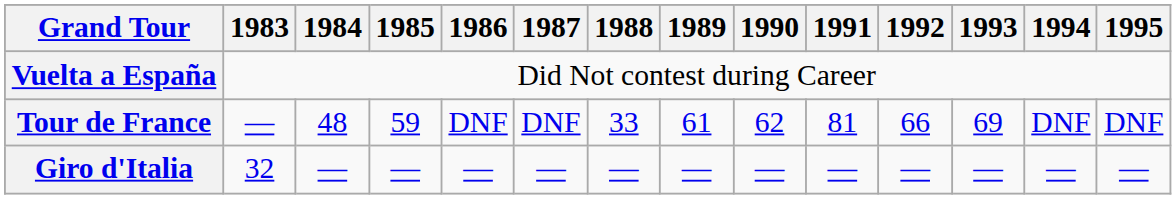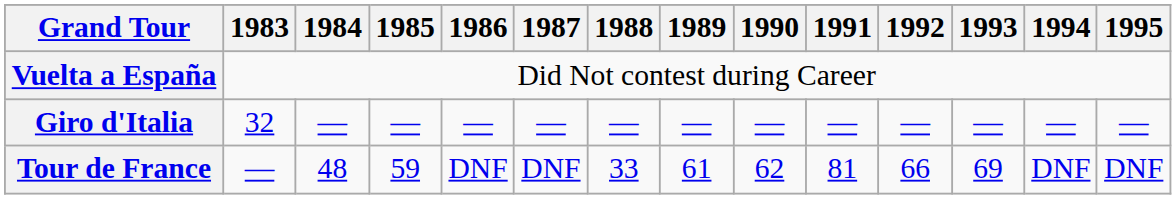rows swapped: (114, 168) <-> (114, 121)
